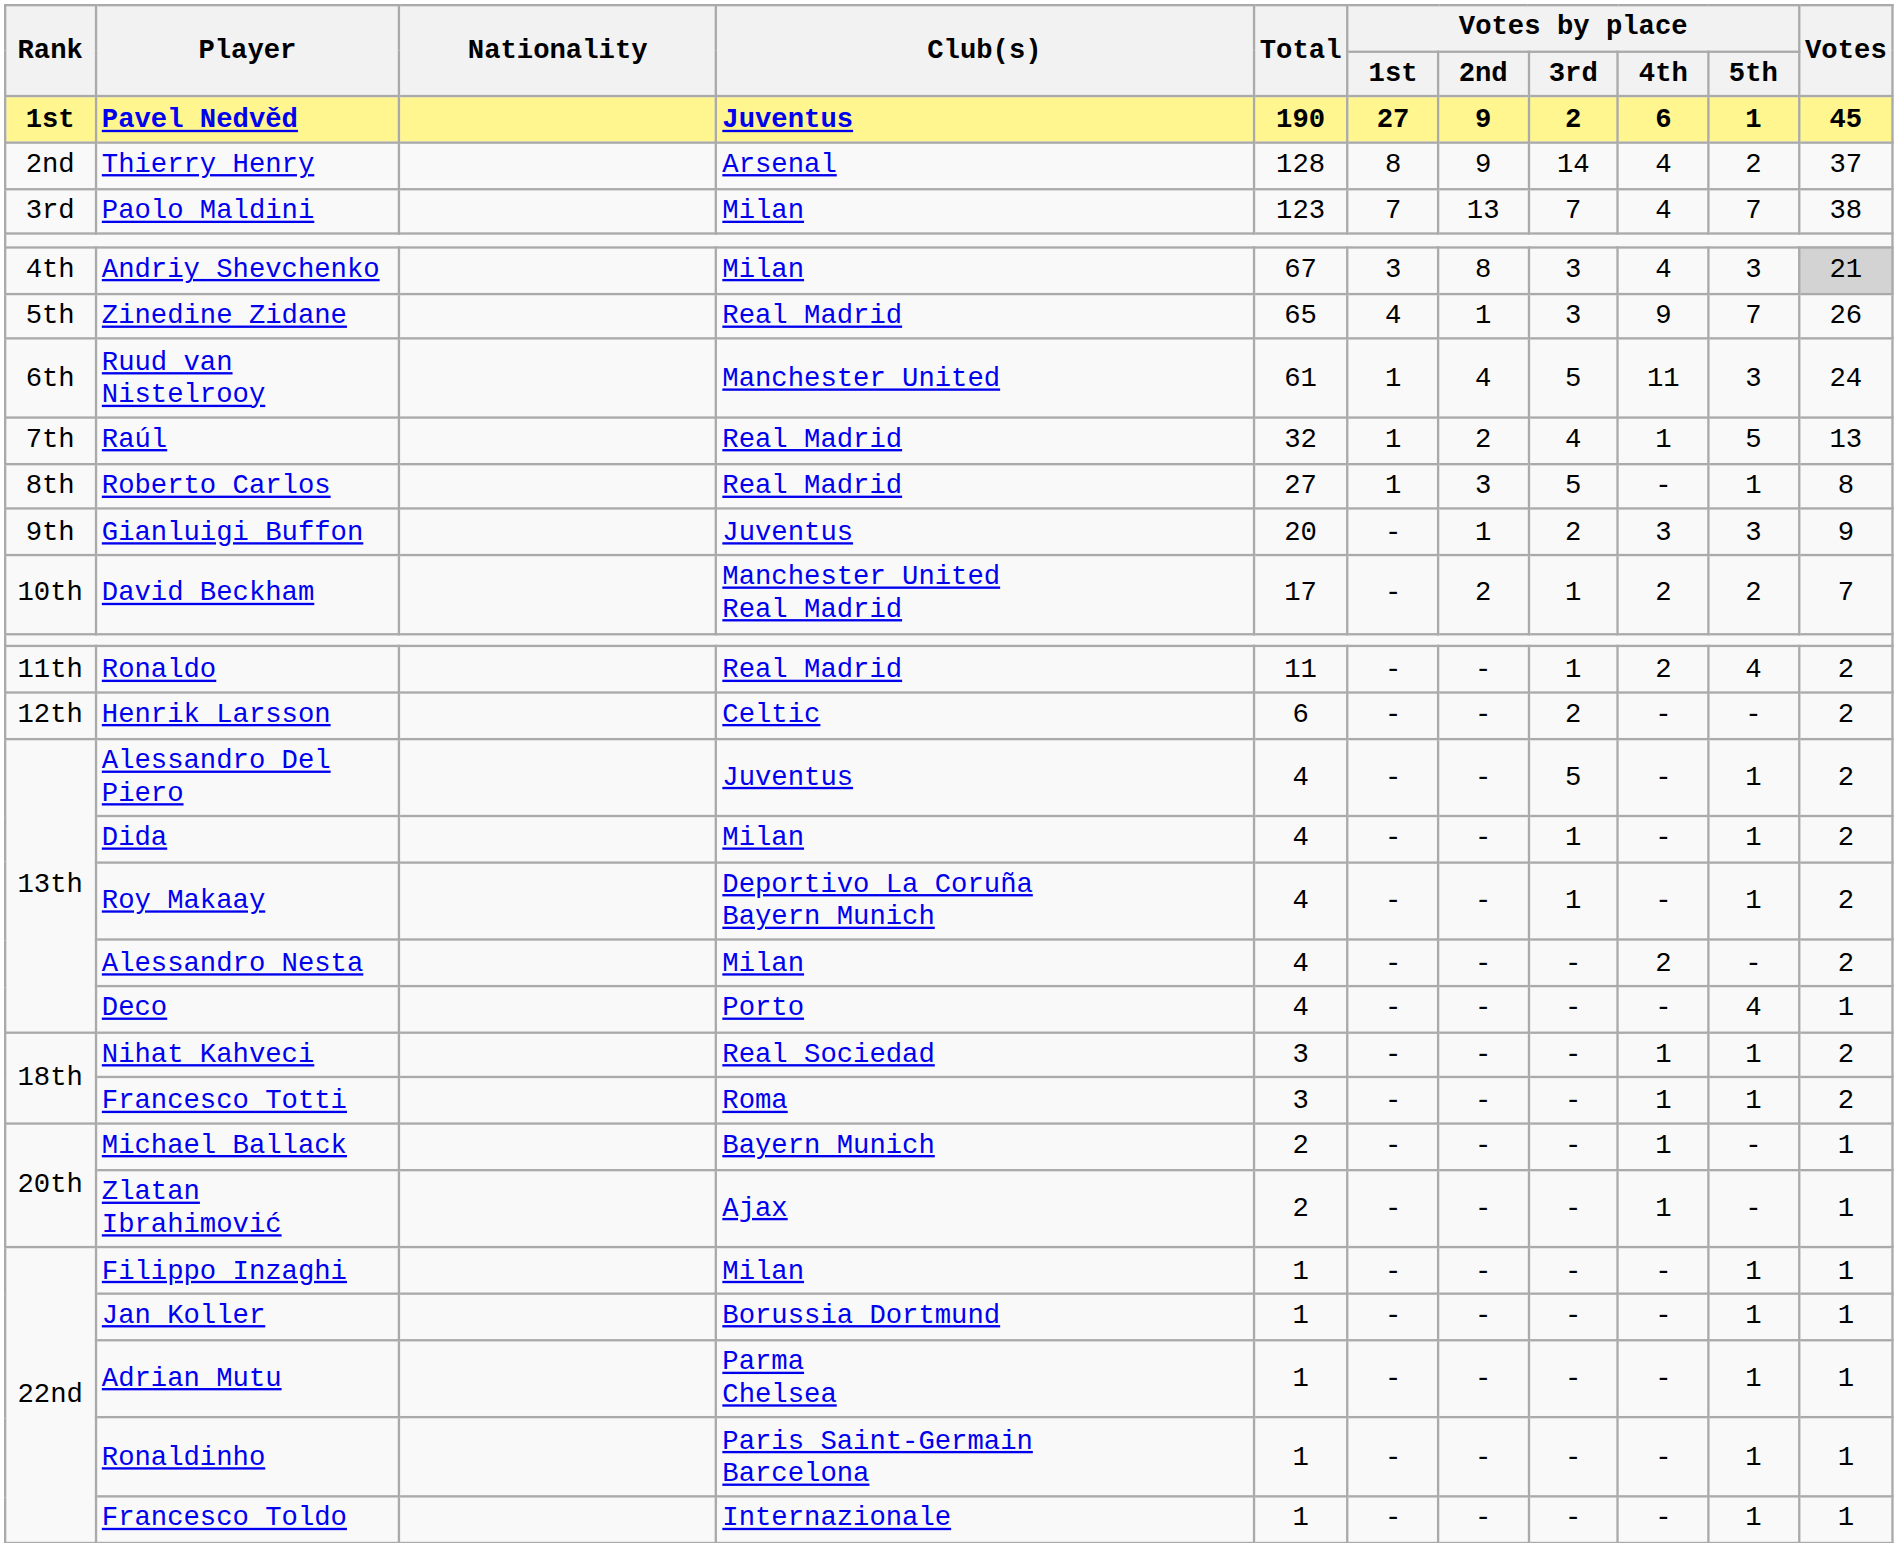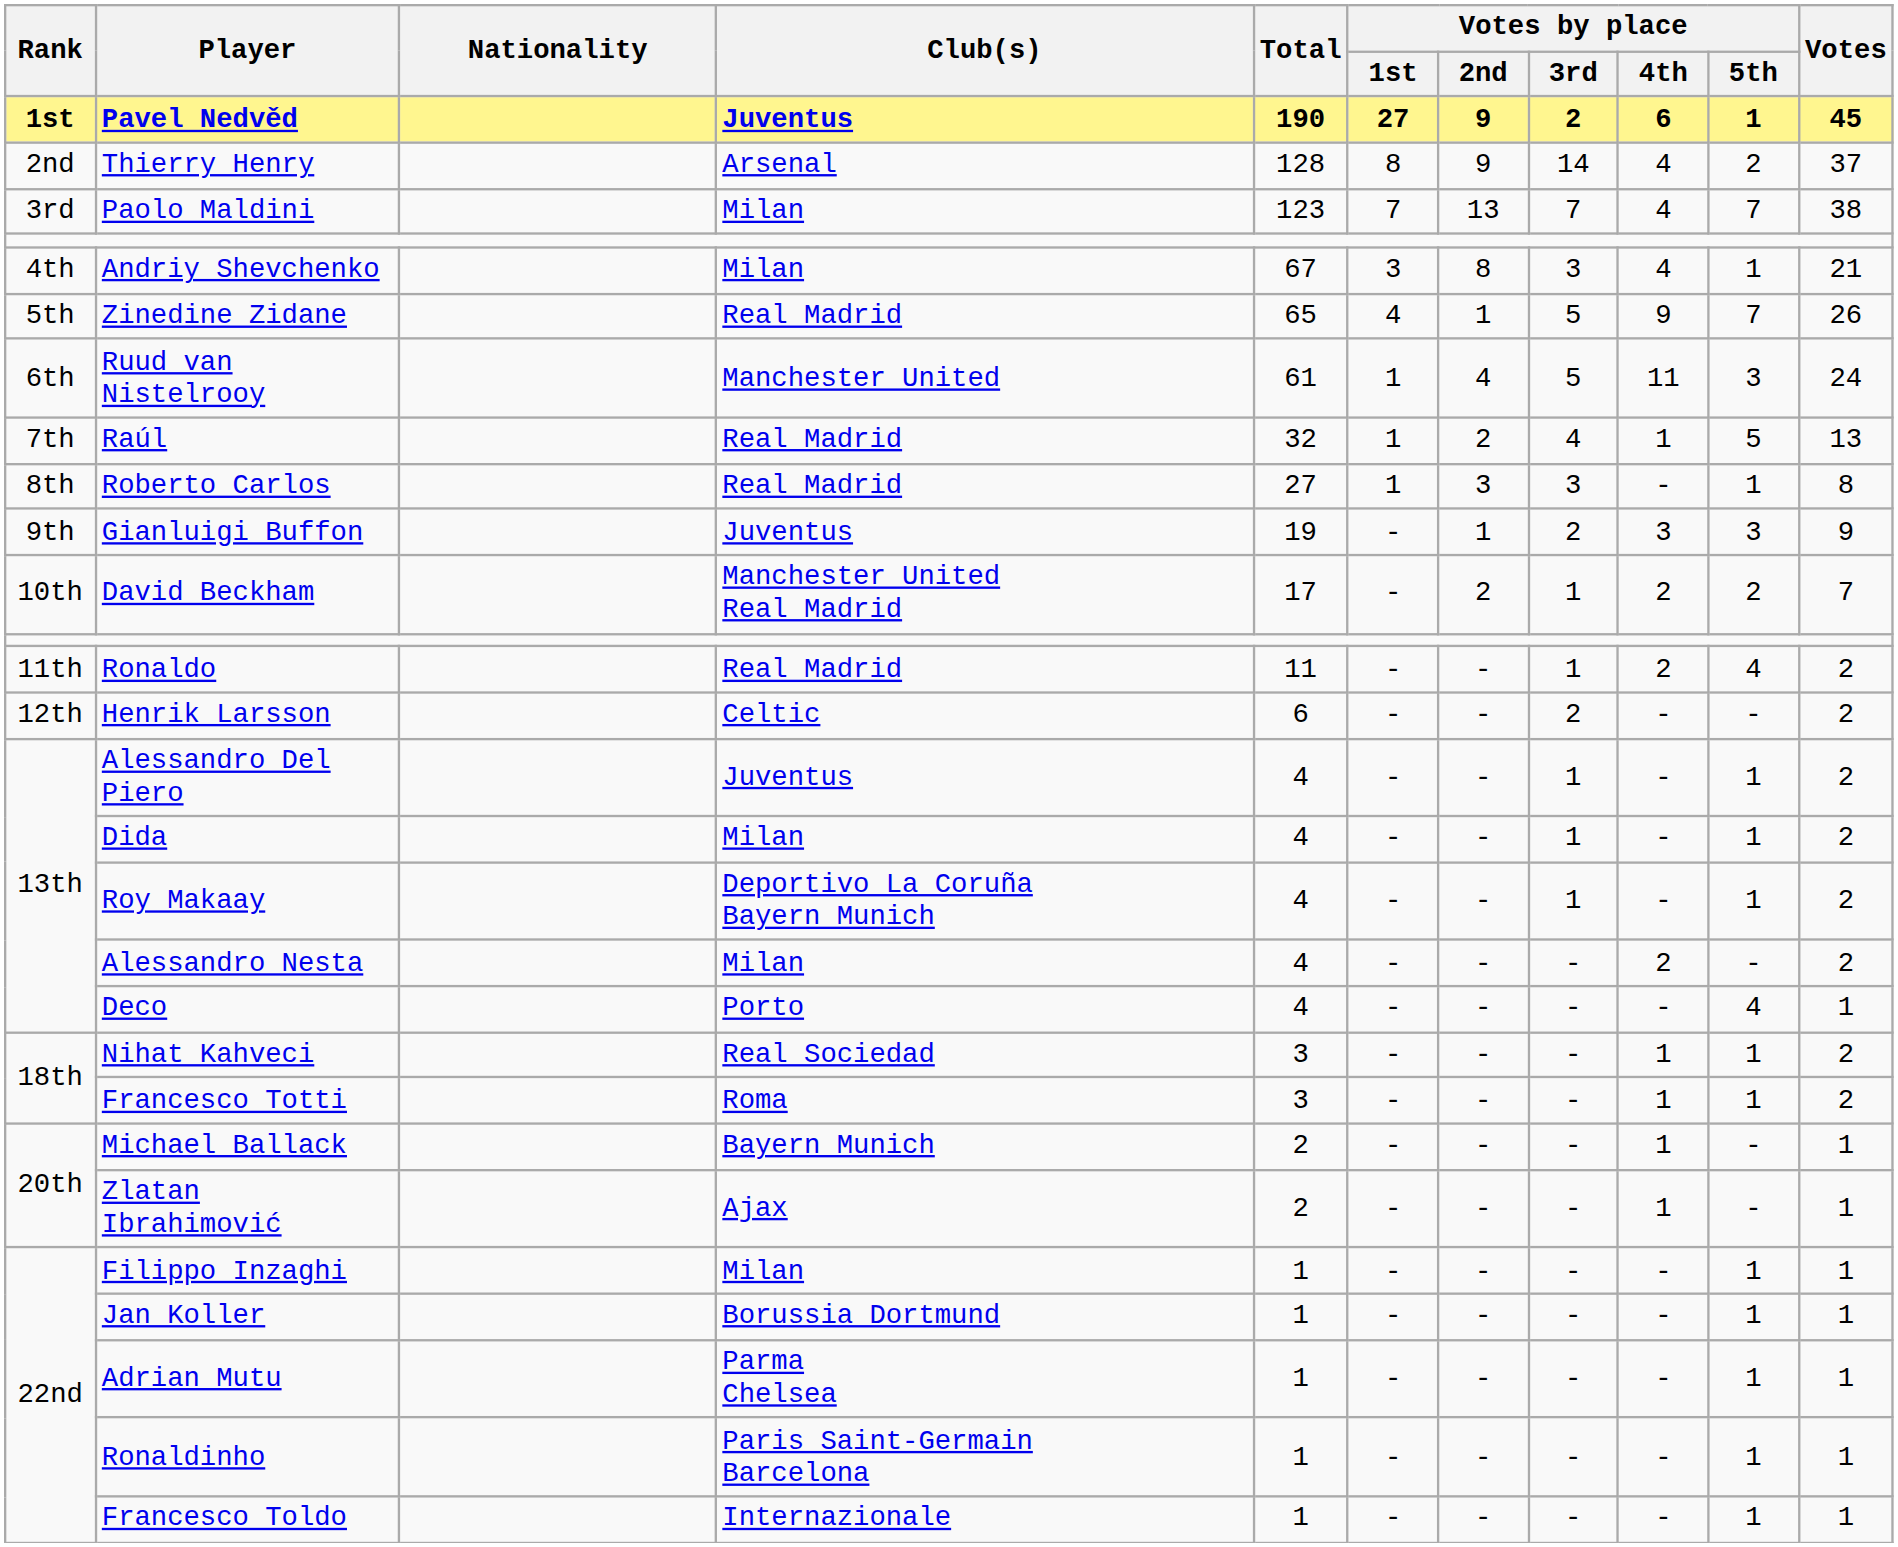(1753, 270) 3 -> (1753, 270) 1
(1846, 270) lightgrey background -> (1846, 270) no background
(1573, 316) 3 -> (1573, 316) 5
(1573, 486) 5 -> (1573, 486) 3
(1301, 532) 20 -> (1301, 532) 19
(1573, 777) 5 -> (1573, 777) 1
